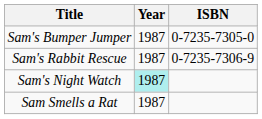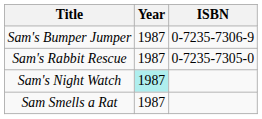(213, 37) 0-7235-7305-0 -> (213, 37) 0-7235-7306-9
(213, 59) 0-7235-7306-9 -> (213, 59) 0-7235-7305-0
